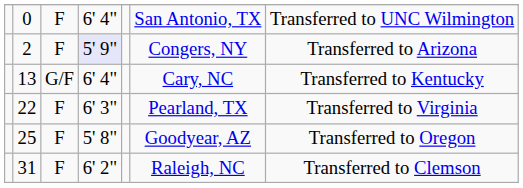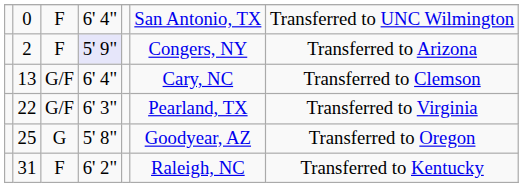(392, 78) Transferred to Kentucky -> (392, 78) Transferred to Clemson
(59, 108) F -> (59, 108) G/F
(59, 138) F -> (59, 138) G
(392, 167) Transferred to Clemson -> (392, 167) Transferred to Kentucky
